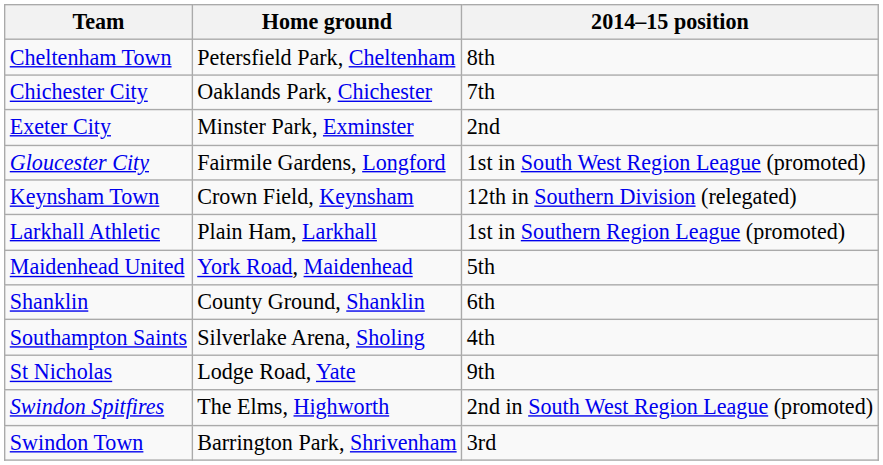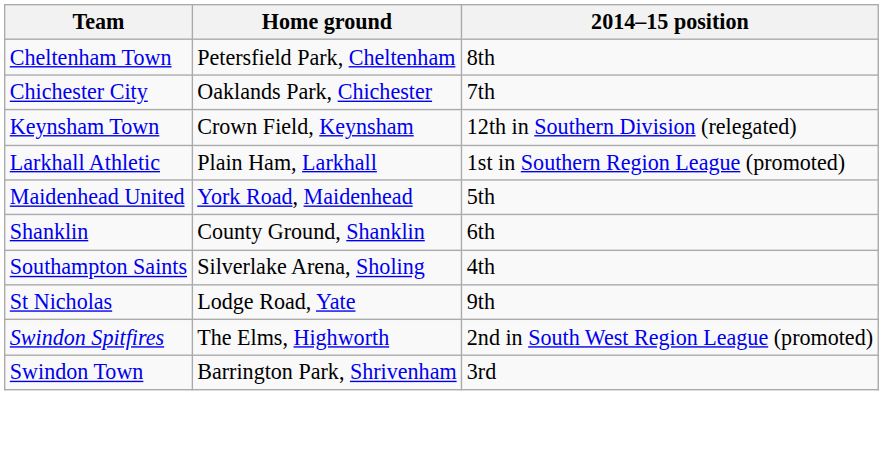- row: (60, 127)
- row: (79, 162)
